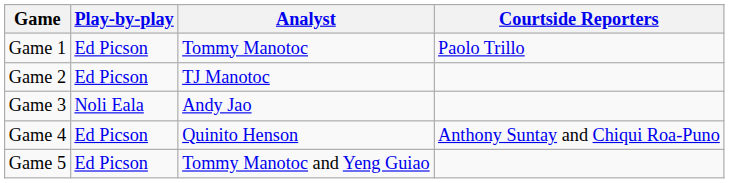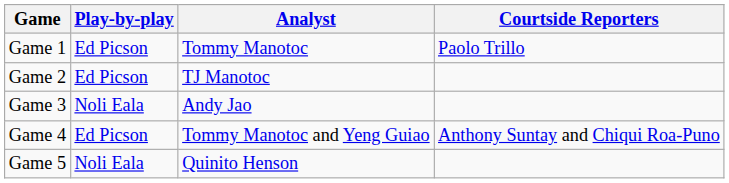(240, 134) Quinito Henson -> (306, 134) Tommy Manotoc and Yeng Guiao
(111, 163) Ed Picson -> (109, 163) Noli Eala
(306, 163) Tommy Manotoc and Yeng Guiao -> (240, 163) Quinito Henson
